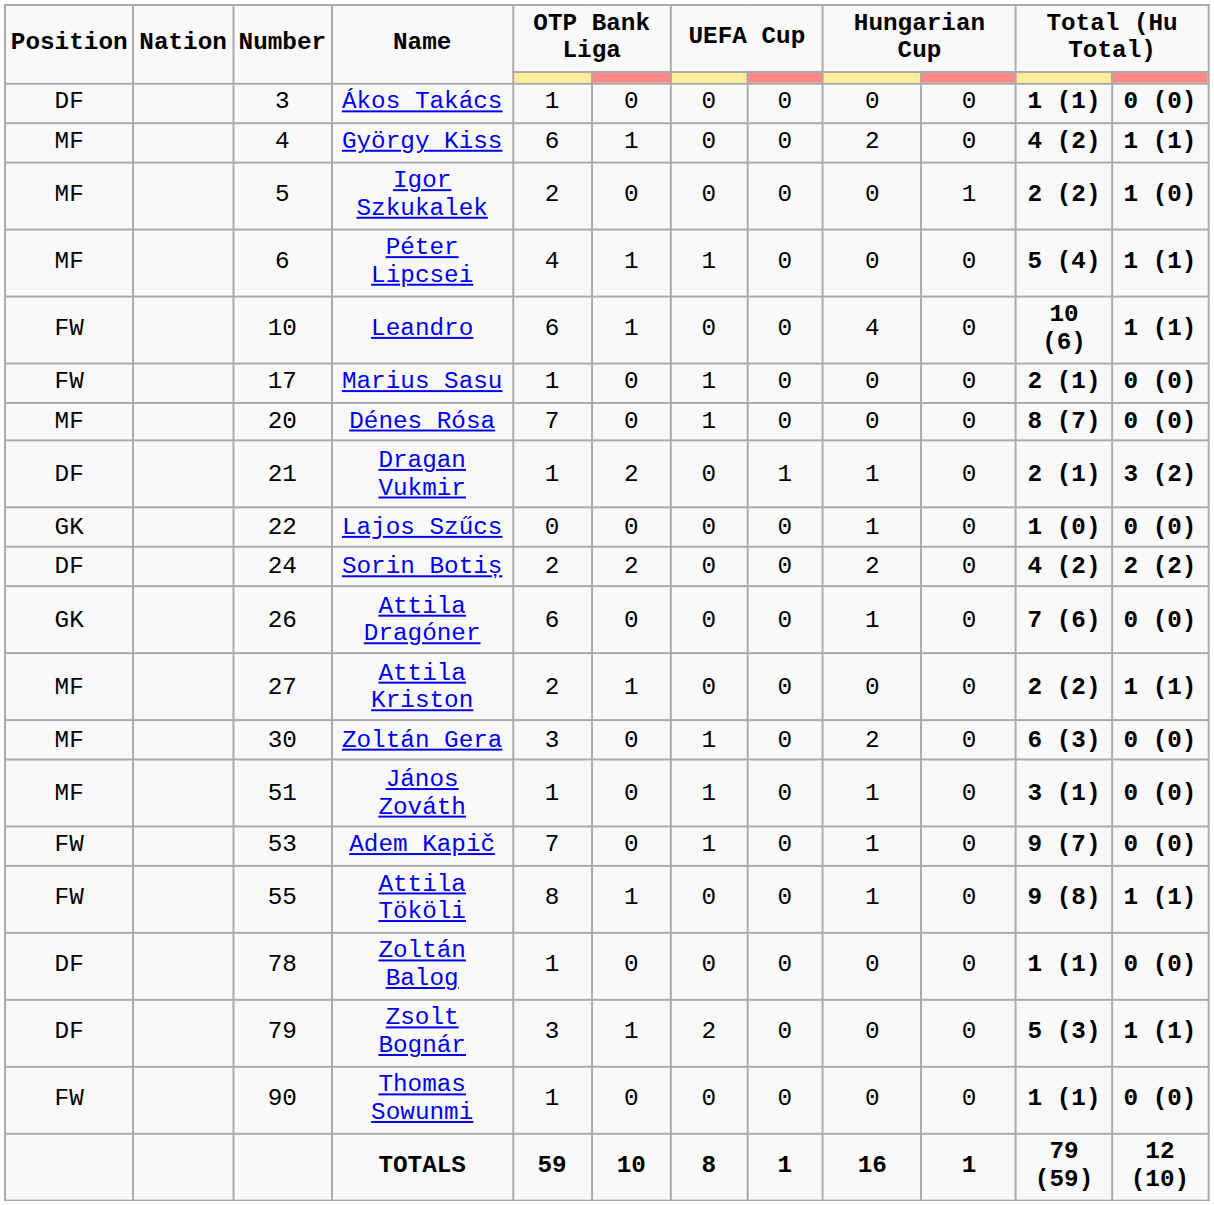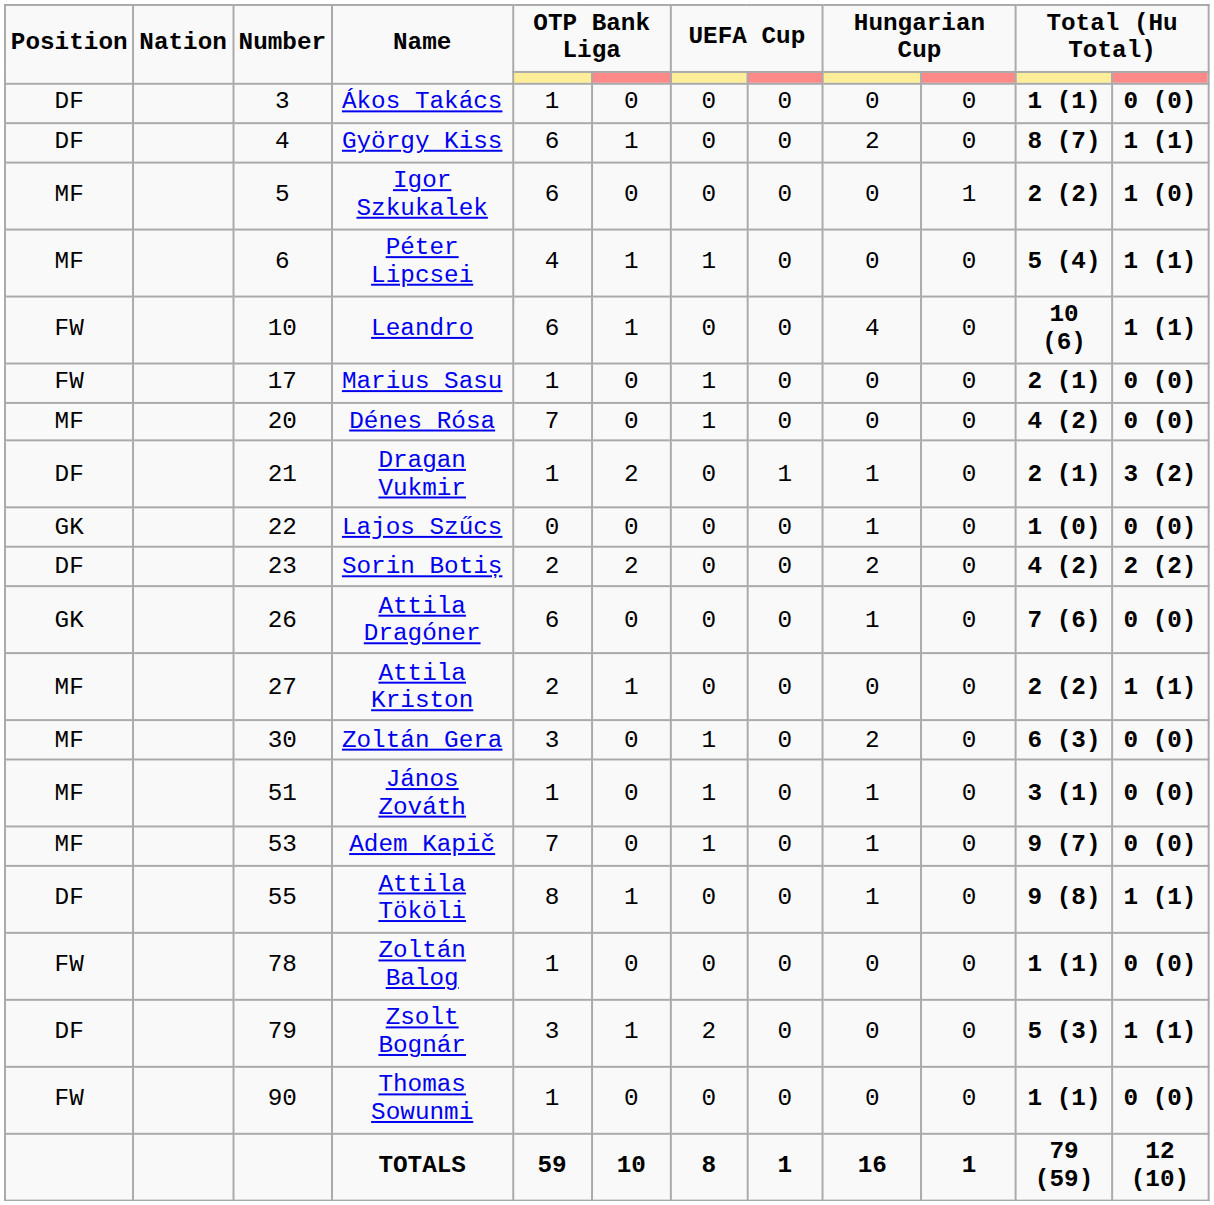(69, 143) MF -> (69, 143) DF
(1064, 143) 4 (2) -> (1064, 143) 8 (7)
(552, 196) 2 -> (552, 196) 6
(1064, 422) 8 (7) -> (1064, 422) 4 (2)
(282, 567) 24 -> (282, 567) 23
(69, 846) FW -> (69, 846) MF
(69, 900) FW -> (69, 900) DF
(69, 966) DF -> (69, 966) FW
